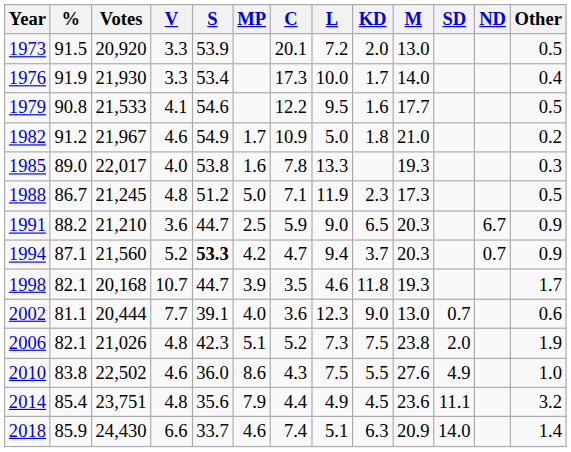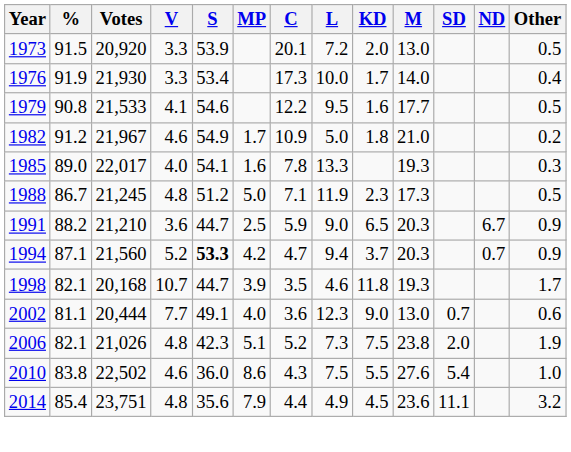(212, 166) 53.8 -> (212, 166) 54.1
(212, 313) 39.1 -> (212, 313) 49.1
(459, 372) 4.9 -> (458, 372) 5.4
- row: (27, 431)
